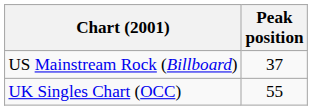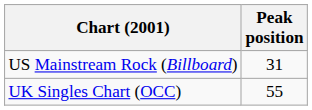(274, 64) 37 -> (274, 64) 31
